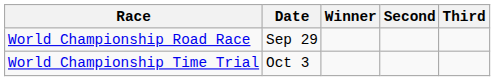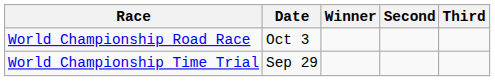(292, 40) Sep 29 -> (288, 40) Oct 3
(288, 63) Oct 3 -> (292, 63) Sep 29
